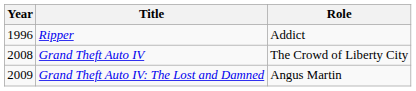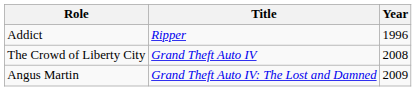columns swapped: (20, 14) <-> (339, 14)
